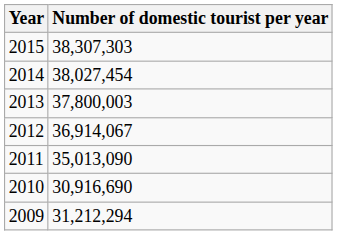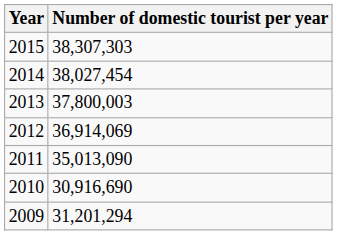(92, 131) 36,914,067 -> (92, 131) 36,914,069
(92, 215) 31,212,294 -> (92, 215) 31,201,294
